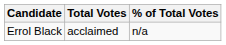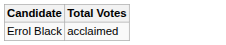- column: (175, 13)
